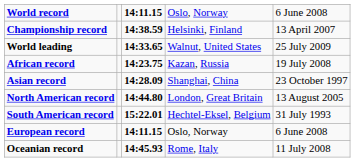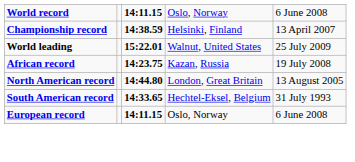(143, 47) 14:33.65 -> (143, 47) 15:22.01
- row: (36, 81)
(143, 115) 15:22.01 -> (143, 98) 14:33.65
- row: (45, 149)
